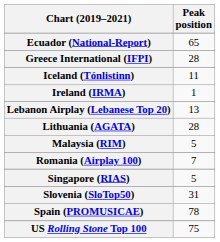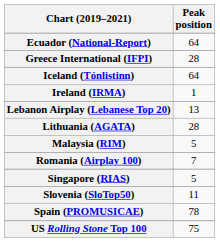(194, 42) 65 -> (194, 42) 64
(194, 76) 11 -> (194, 76) 64
(194, 195) 31 -> (194, 195) 11
